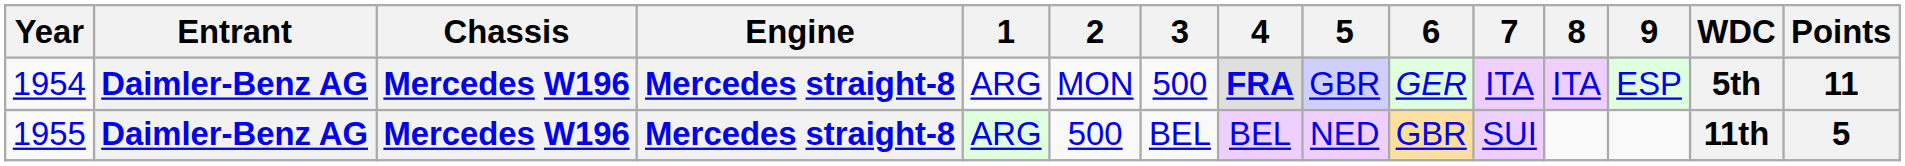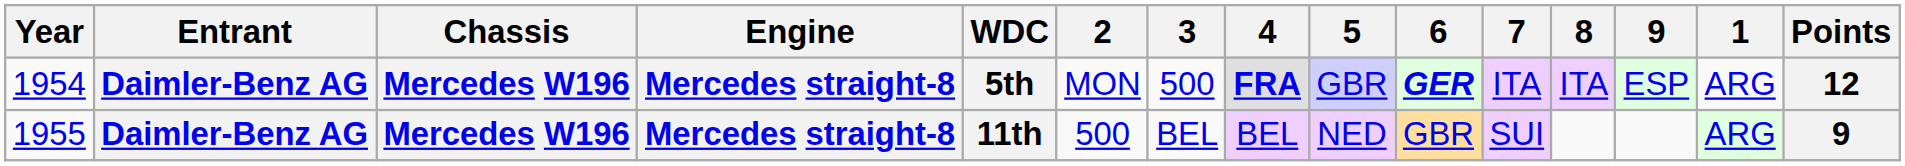columns swapped: (1006, 31) <-> (1737, 31)
(1431, 83) normal -> (1438, 83) bold
(1841, 83) 11 -> (1841, 83) 12
(1841, 135) 5 -> (1841, 135) 9
